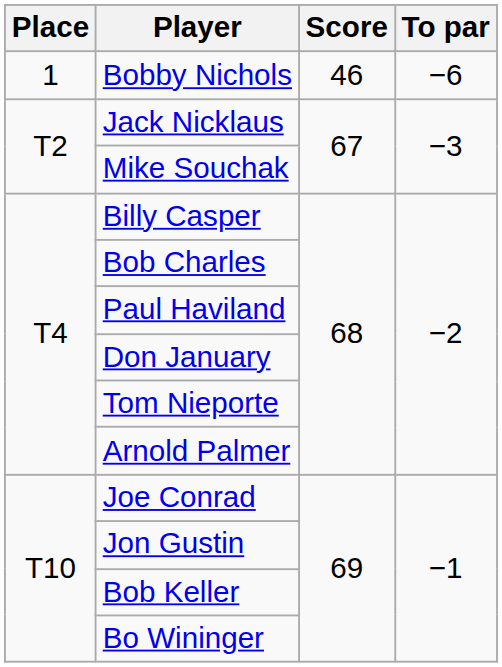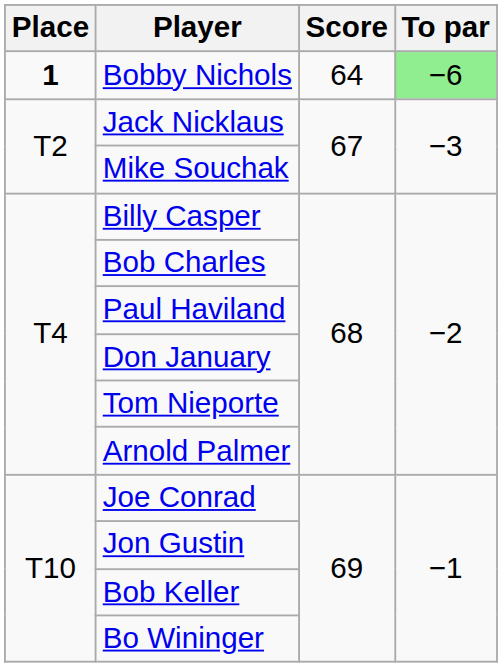(50, 74) normal -> (50, 74) bold
(347, 74) 46 -> (347, 74) 64
(446, 74) no background -> (446, 74) lightgreen background
